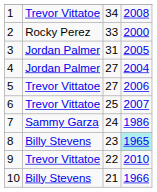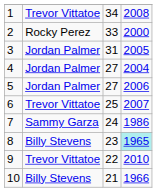(63, 86) Trevor Vittatoe -> (63, 86) Jordan Palmer
